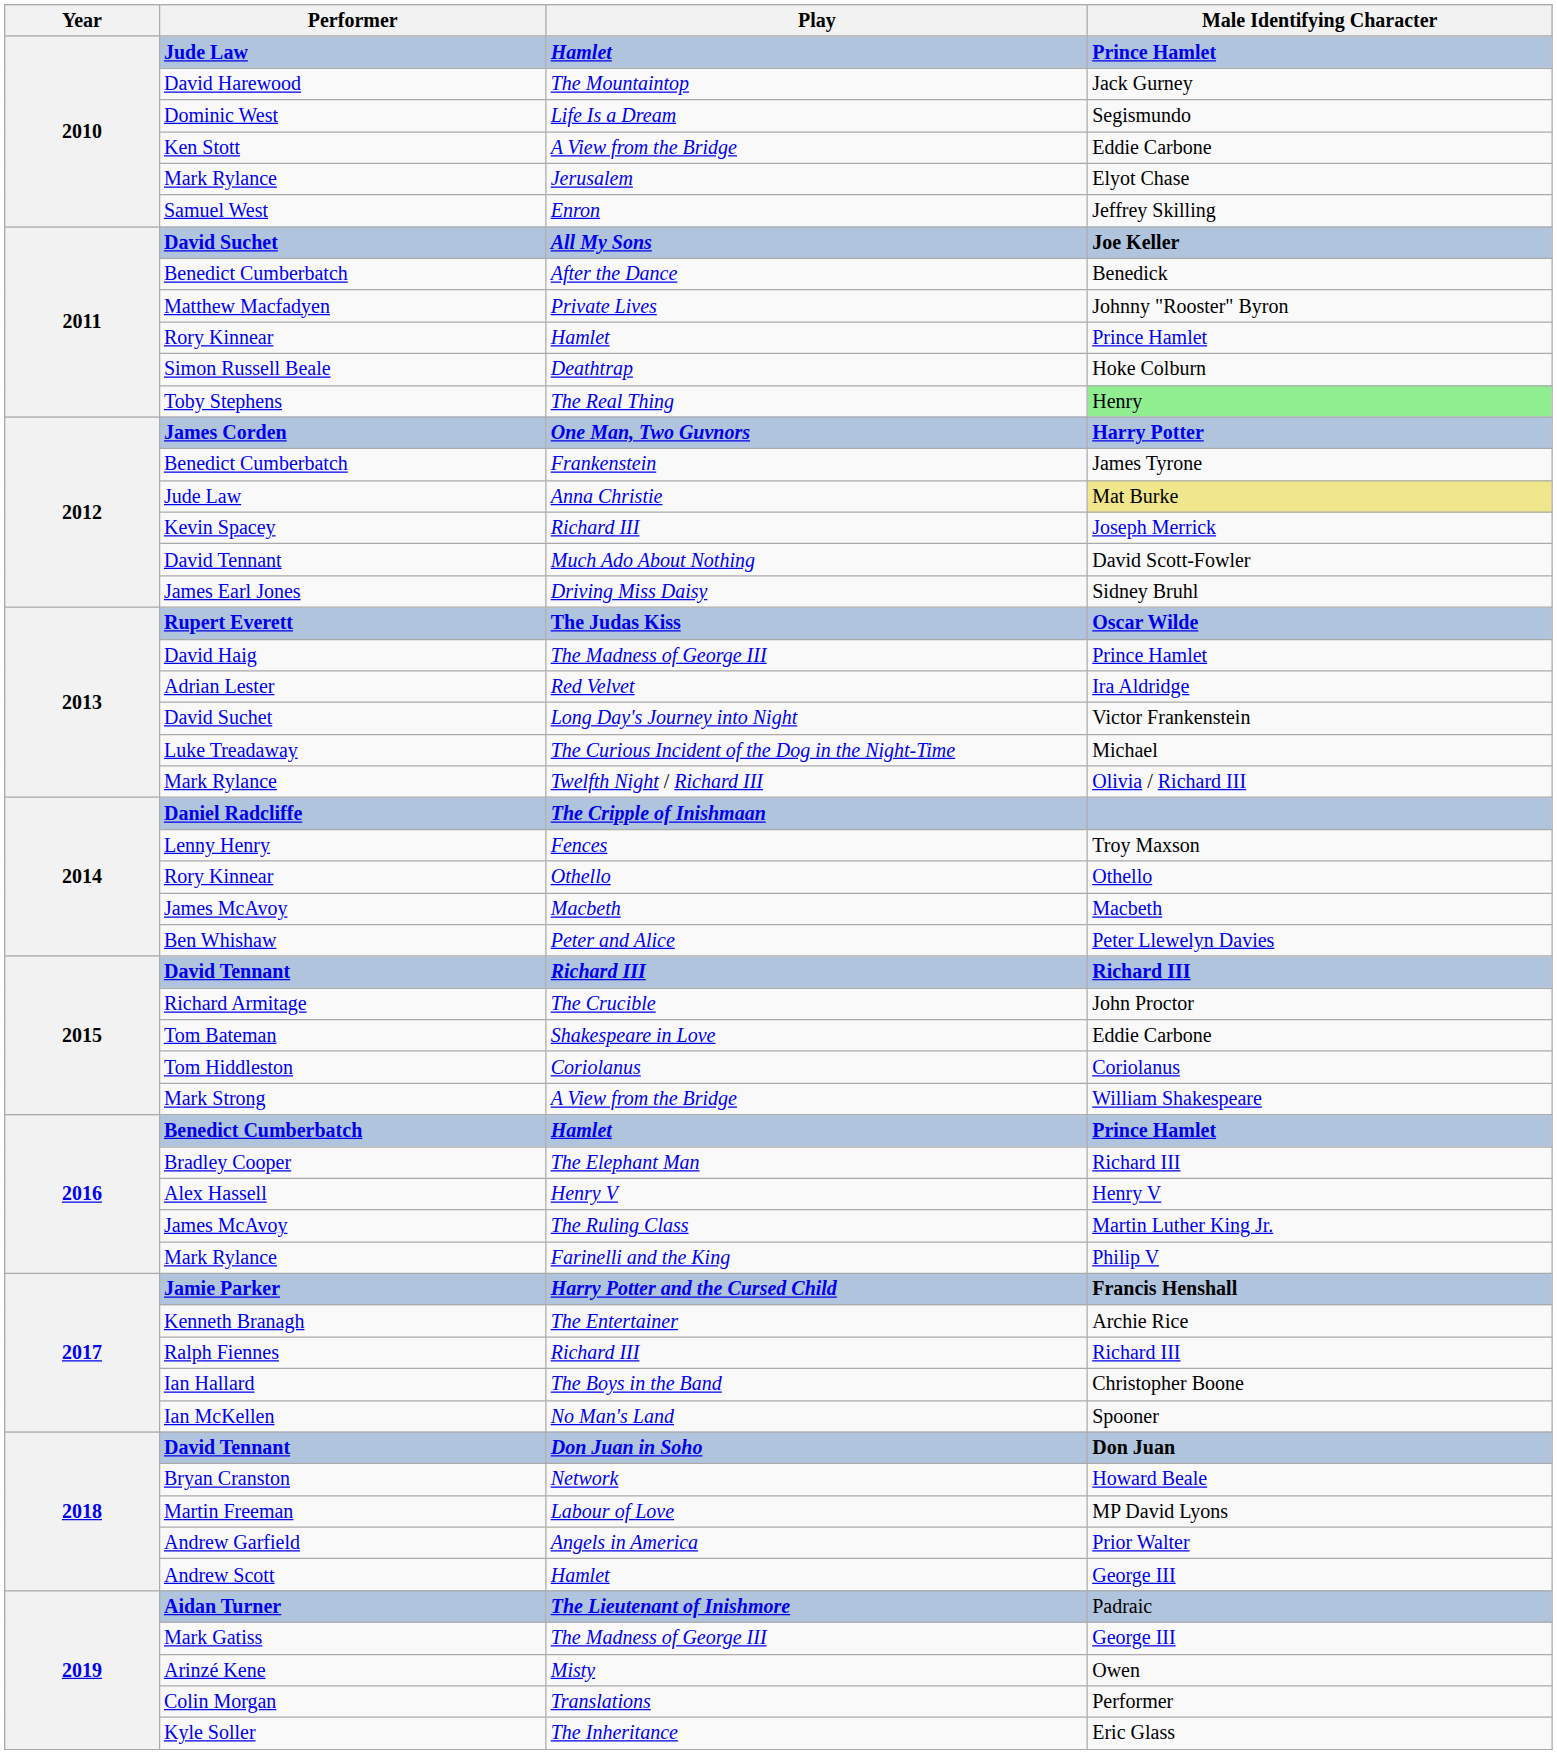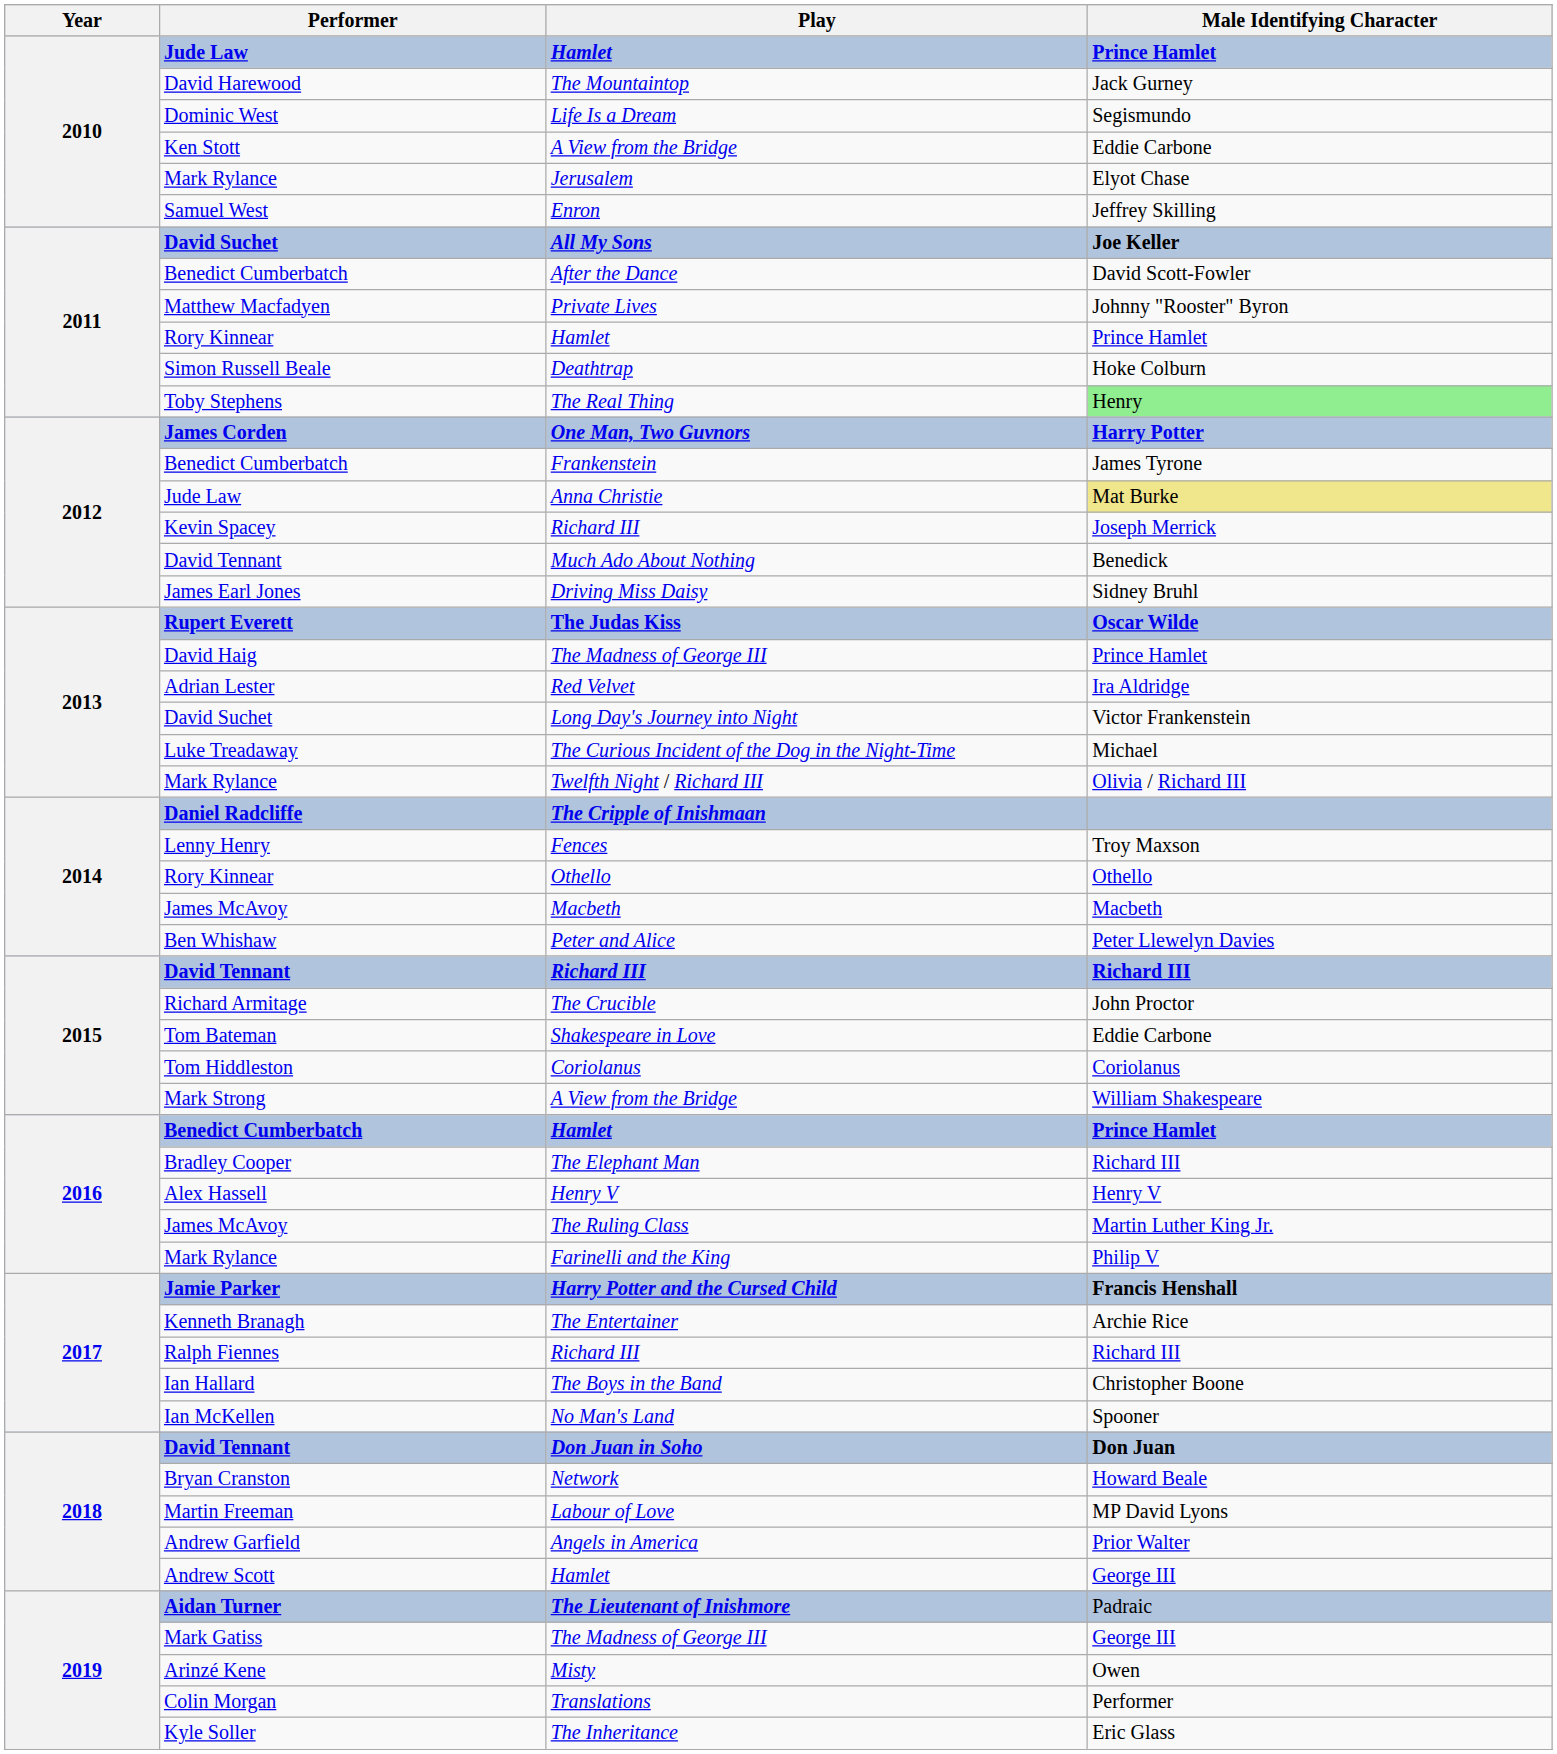(1130, 274) Benedick -> (1171, 274) David Scott-Fowler
(1171, 559) David Scott-Fowler -> (1130, 559) Benedick
